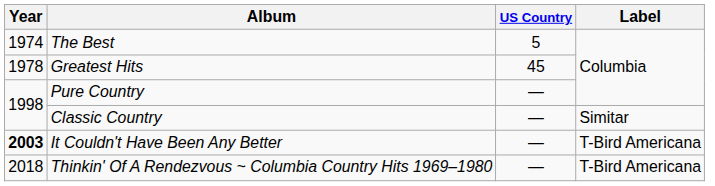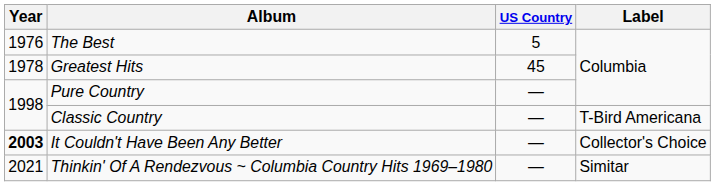(26, 42) 1974 -> (26, 42) 1976
(604, 117) Simitar -> (640, 117) T-Bird Americana
(640, 142) T-Bird Americana -> (643, 142) Collector's Choice
(26, 167) 2018 -> (26, 167) 2021
(640, 167) T-Bird Americana -> (604, 167) Simitar
